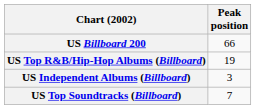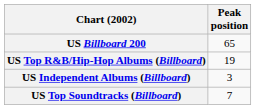(229, 43) 66 -> (229, 43) 65
